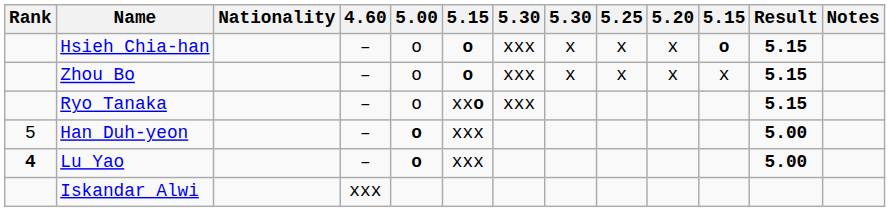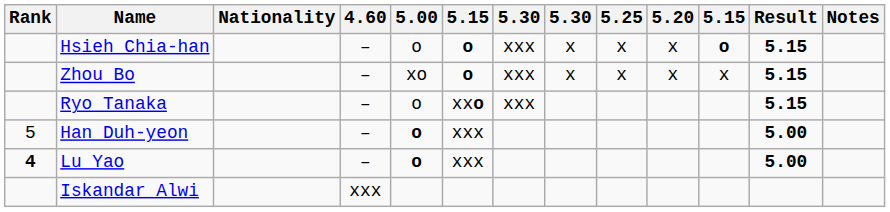(417, 77) o -> (417, 77) xo
